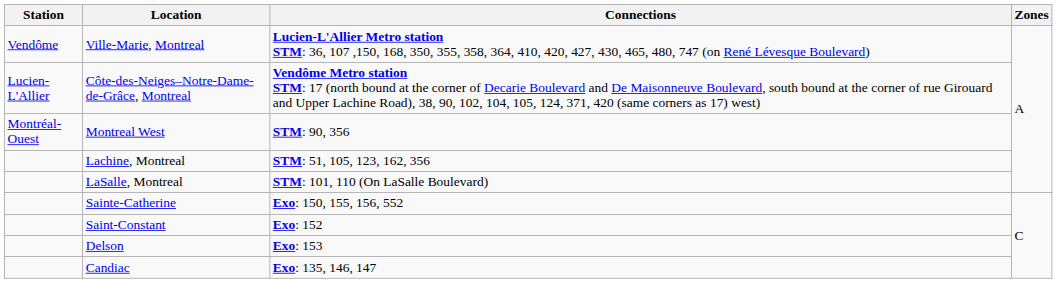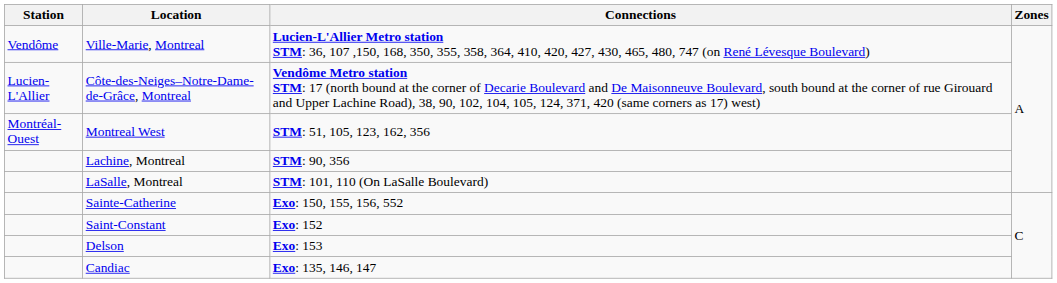(311, 132) STM: 90, 356 -> (351, 132) STM: 51, 105, 123, 162, 356
(351, 160) STM: 51, 105, 123, 162, 356 -> (311, 160) STM: 90, 356
